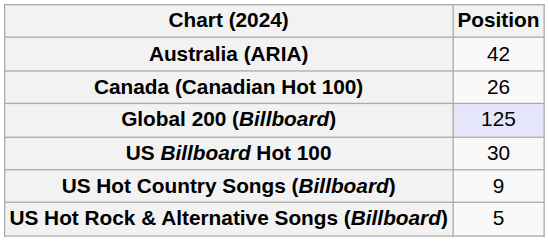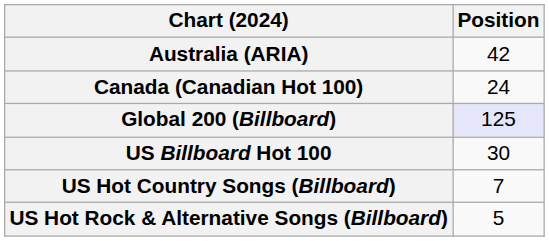(498, 86) 26 -> (498, 86) 24
(498, 185) 9 -> (498, 185) 7
